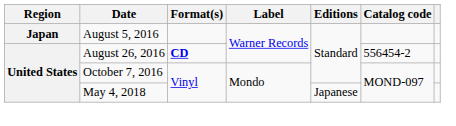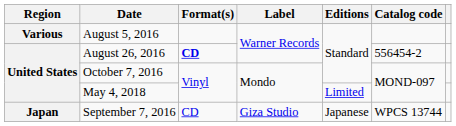(42, 33) Japan -> (42, 33) Various
(336, 92) Japanese -> (344, 92) Limited
+ row: (129, 111)
